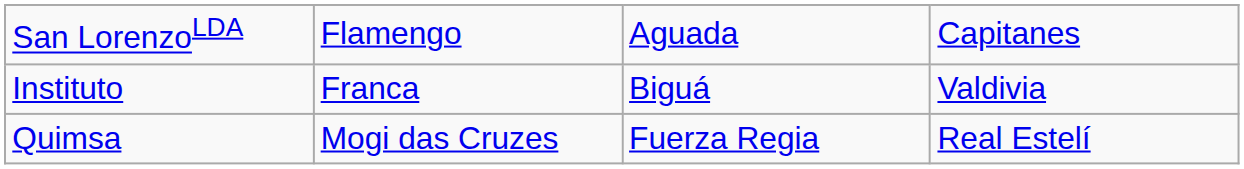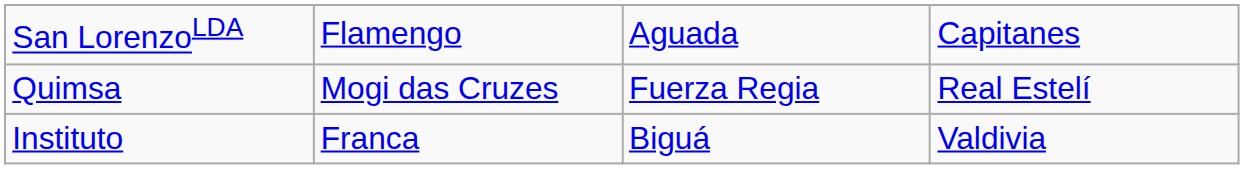rows swapped: (68, 88) <-> (67, 138)
